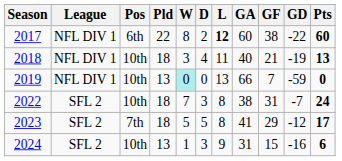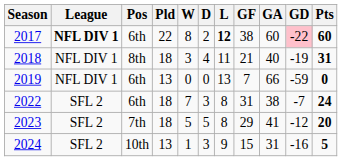columns swapped: (271, 15) <-> (245, 15)
(85, 36) normal -> (86, 36) bold
(297, 36) no background -> (299, 36) pink background
(135, 58) 10th -> (137, 58) 8th
(323, 58) 13 -> (325, 58) 31
(135, 79) 10th -> (137, 79) 6th
(186, 79) paleturquoise background -> (188, 79) no background
(135, 101) 10th -> (137, 101) 6th
(323, 123) 17 -> (325, 123) 20
(323, 144) 6 -> (325, 144) 5
